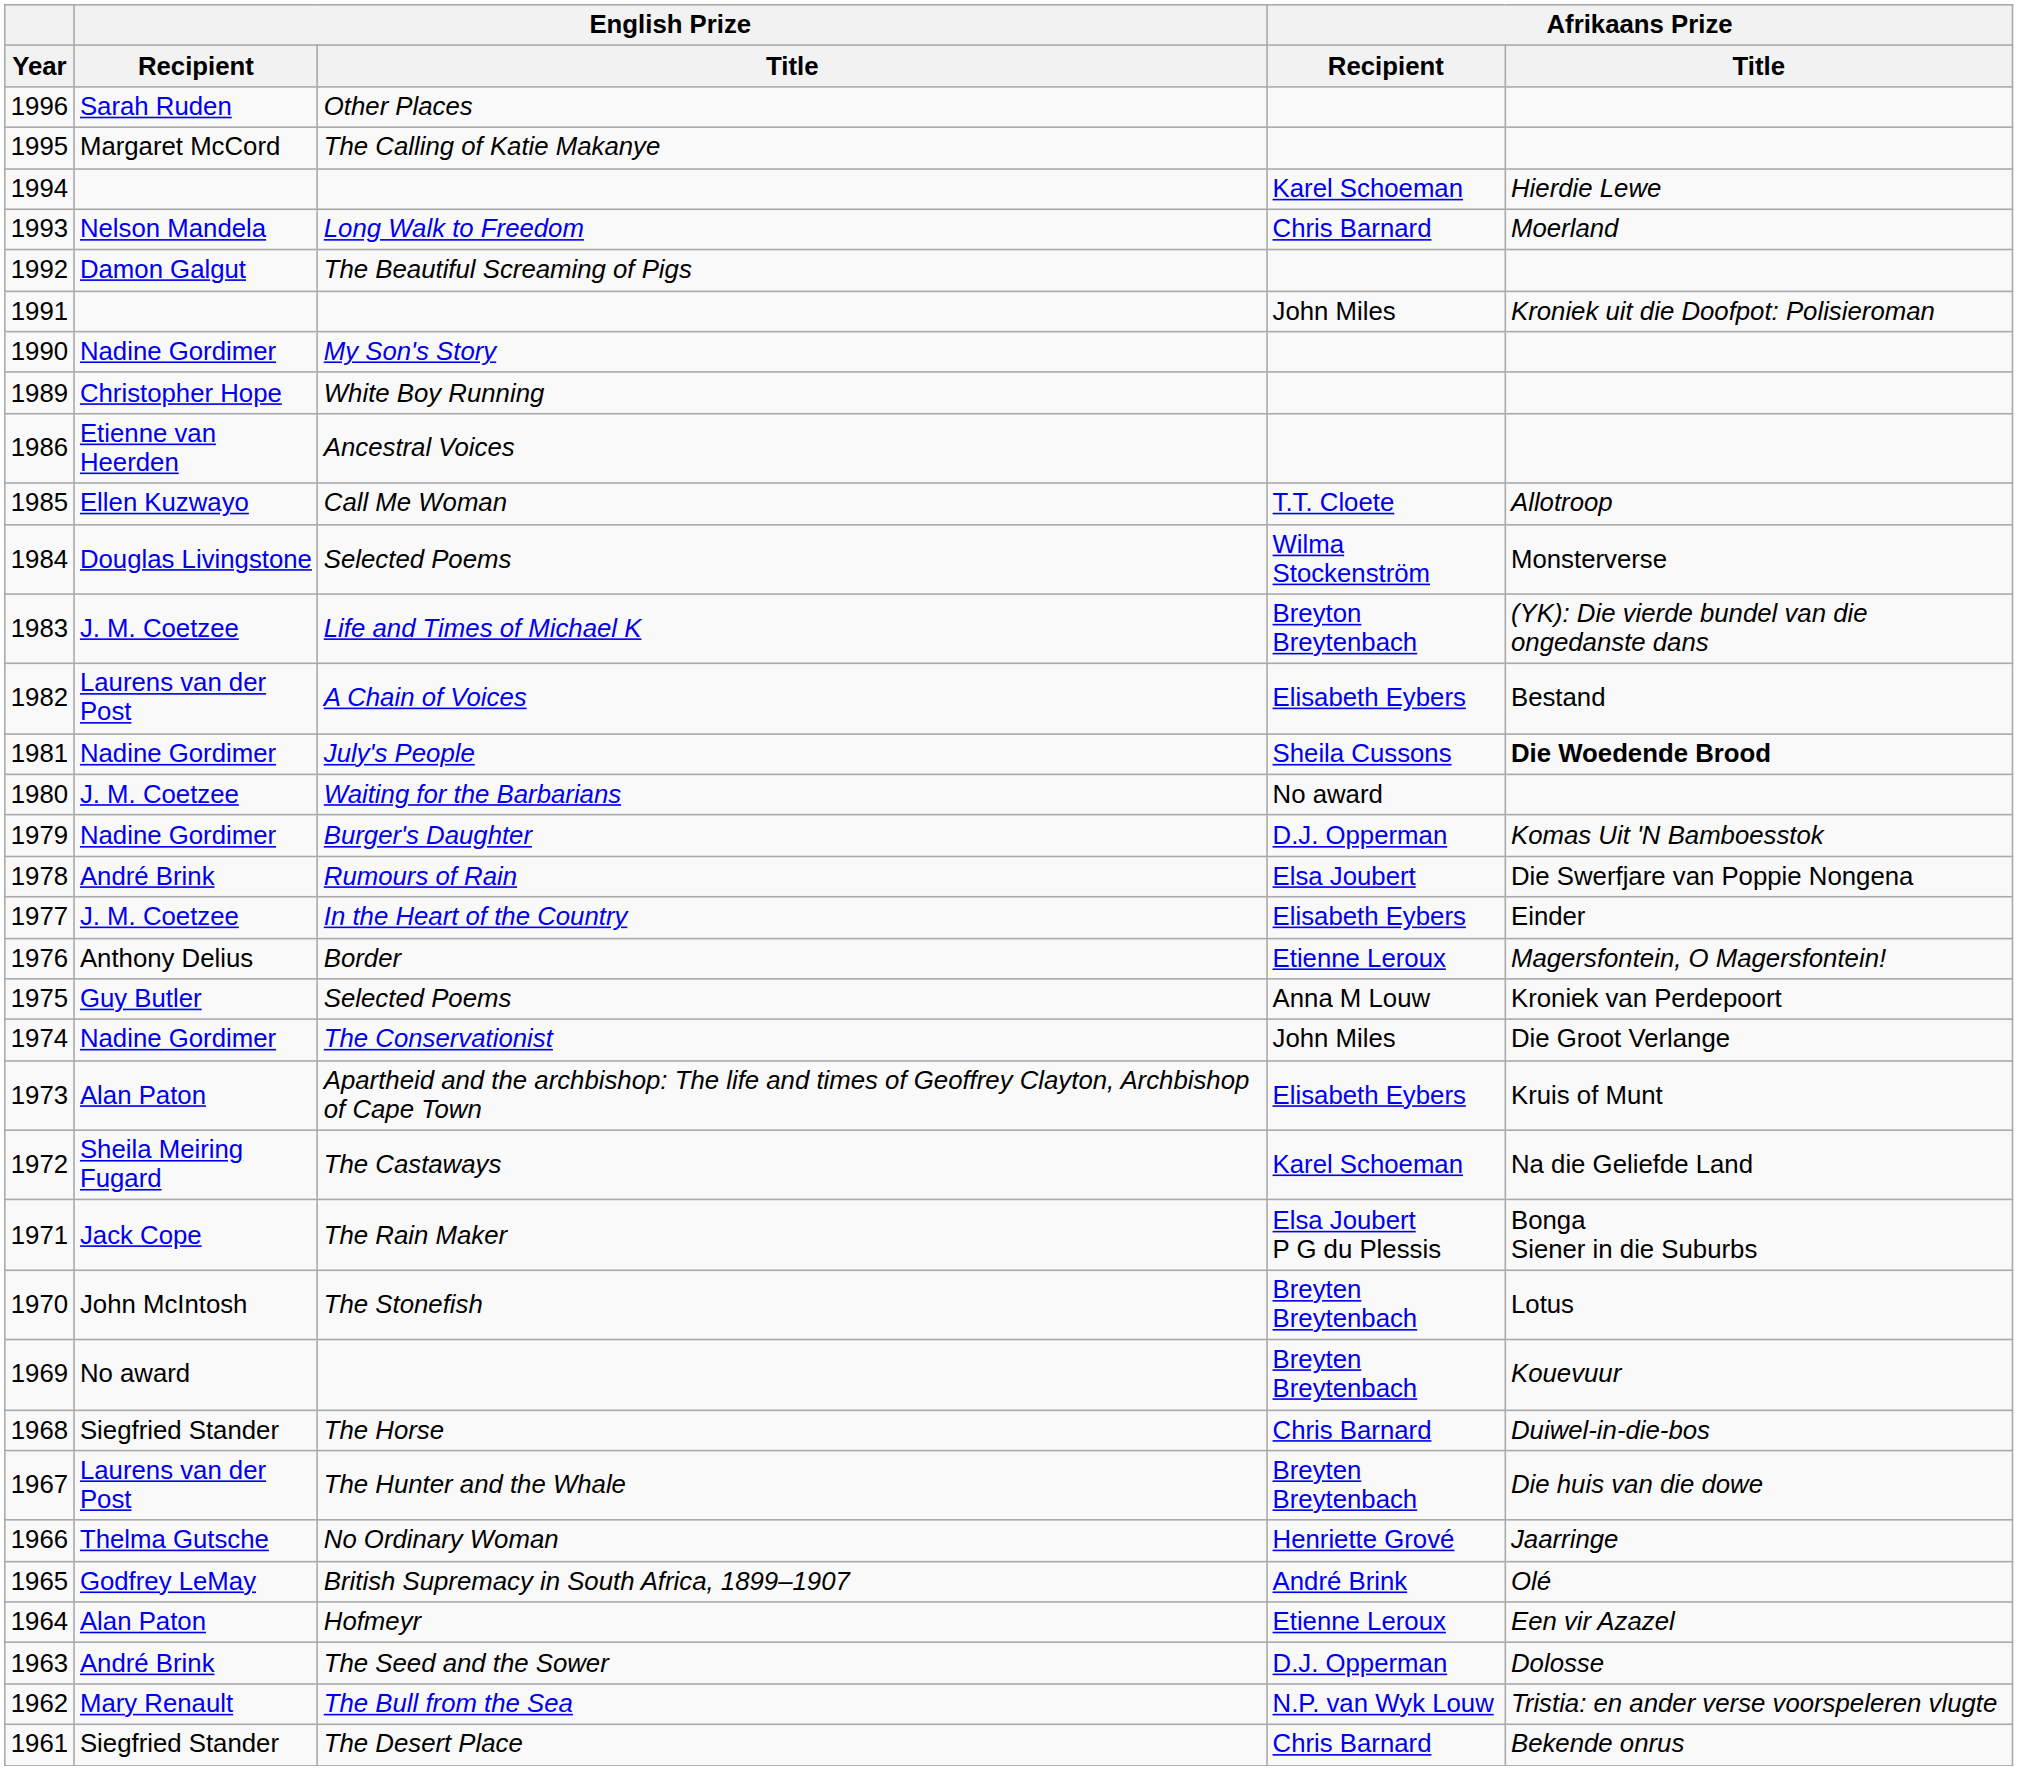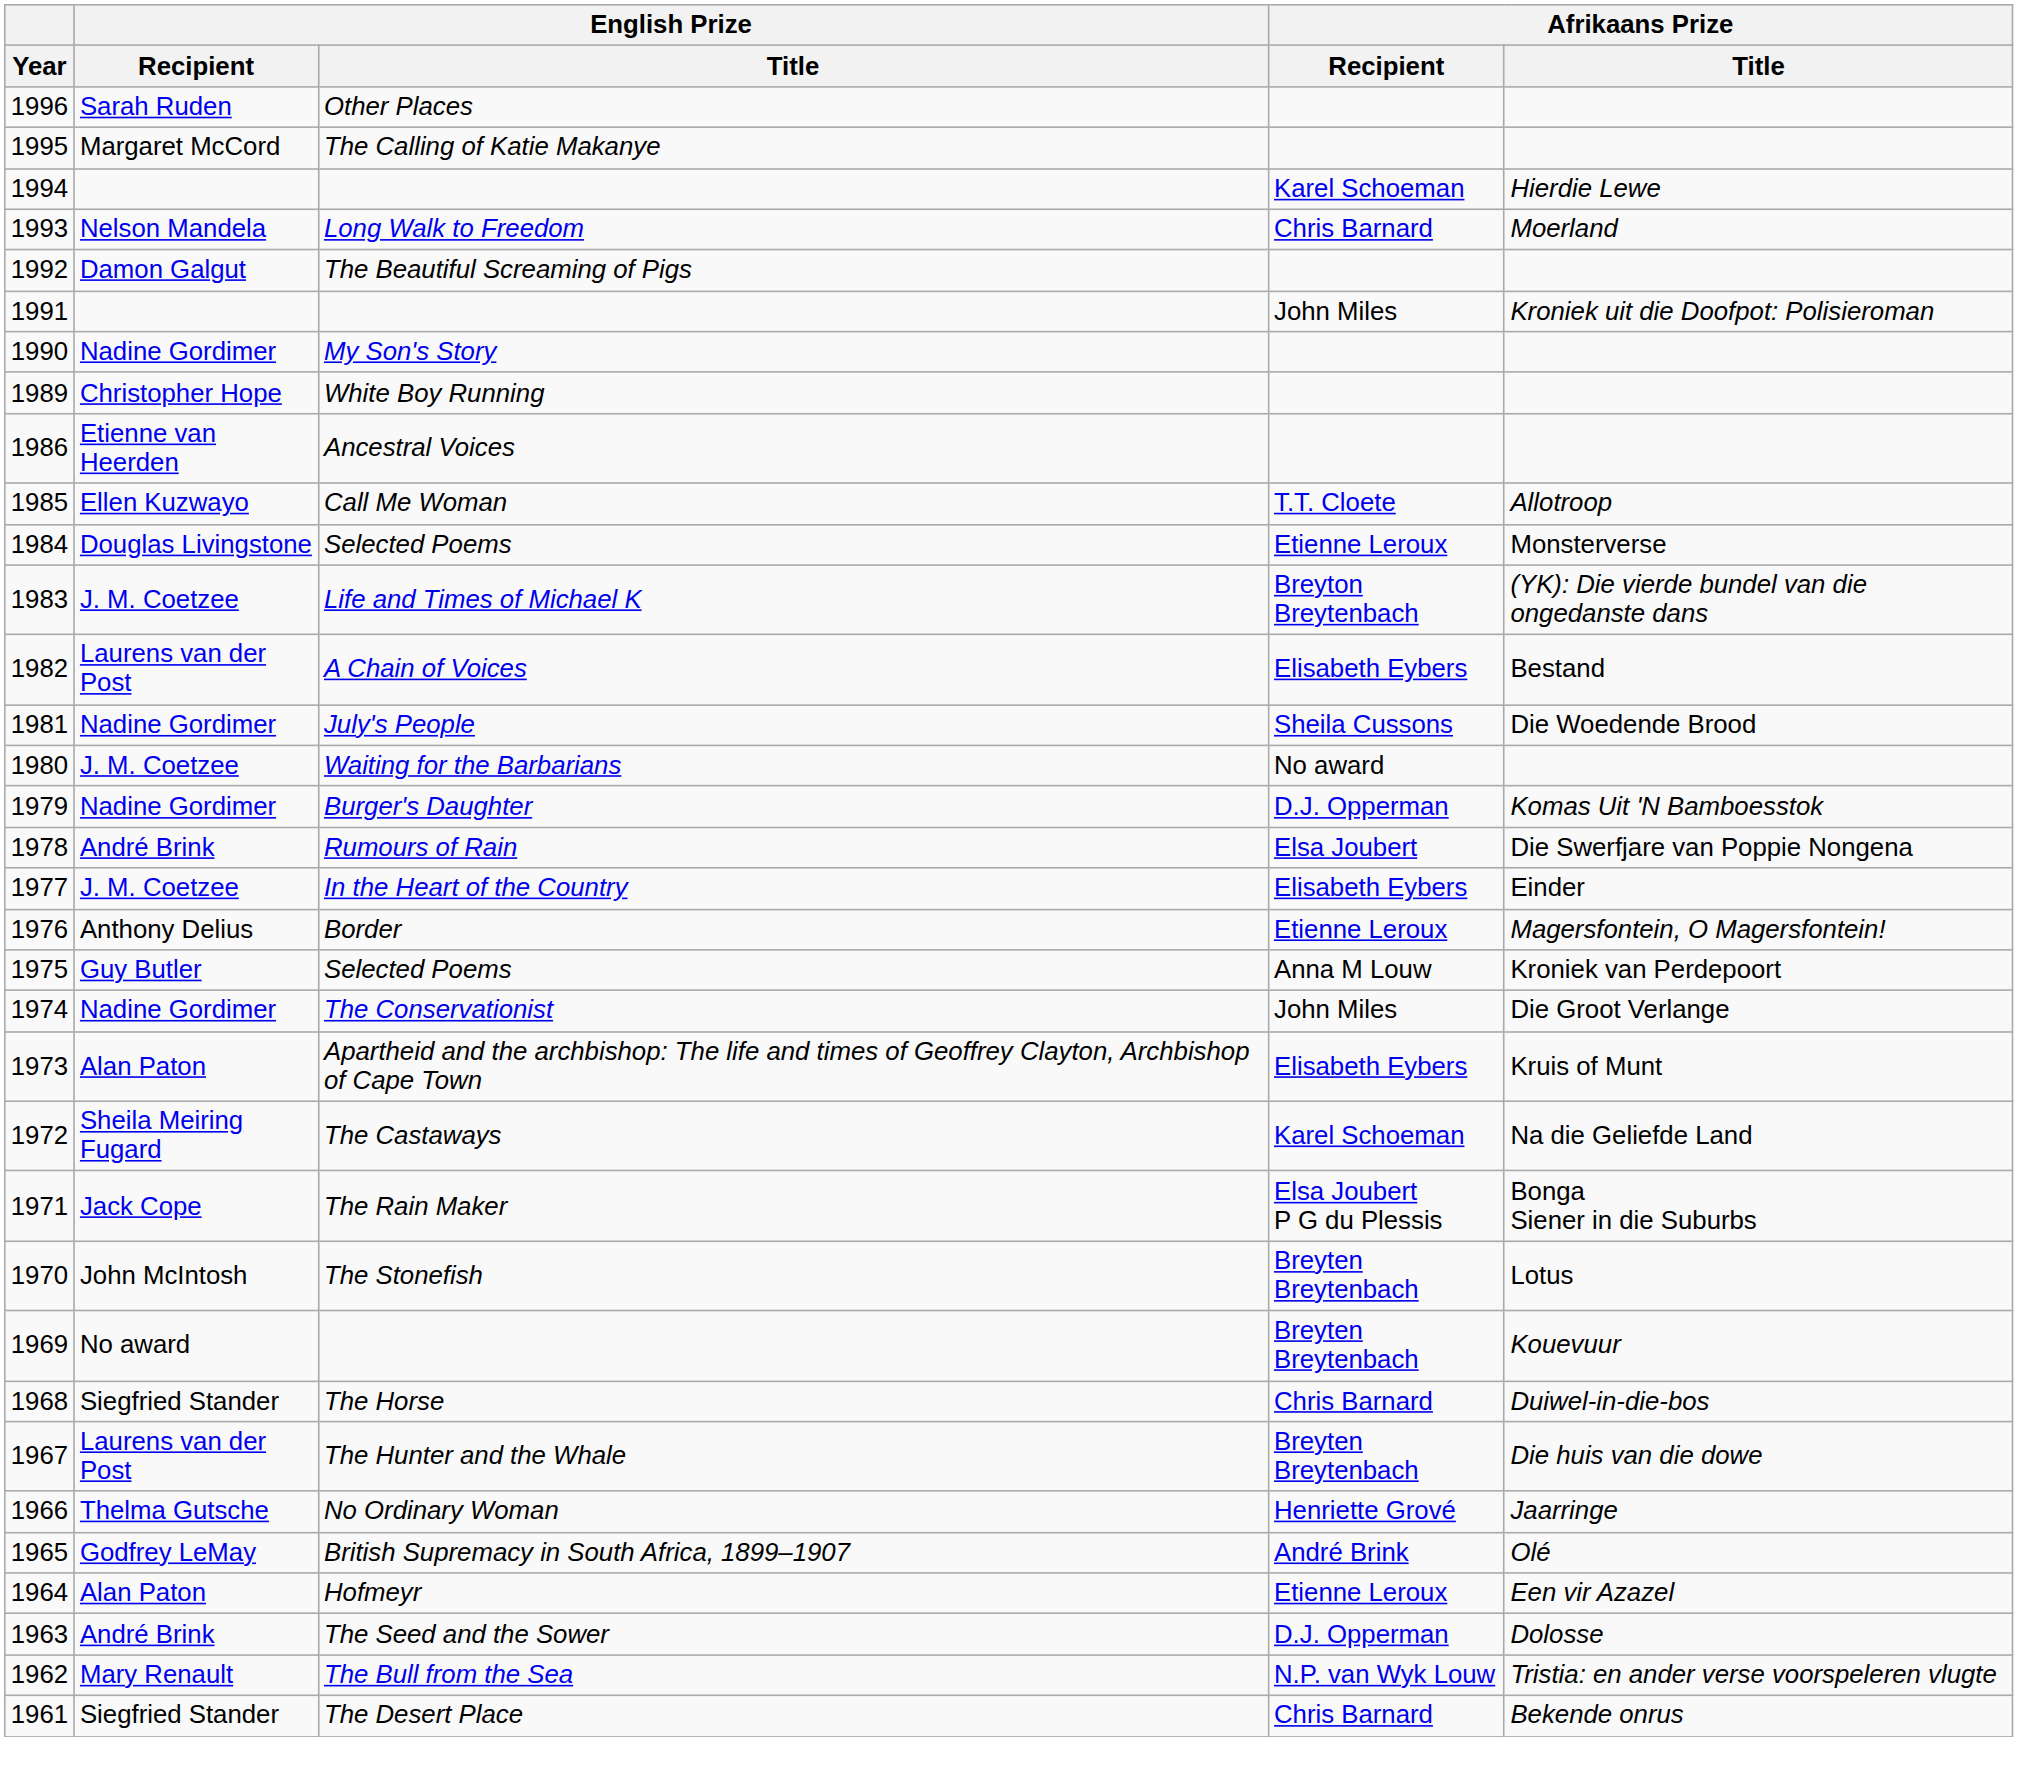(1351, 558) Wilma Stockenström -> (1361, 544) Etienne Leroux
(1641, 753) bold -> (1633, 724) normal
